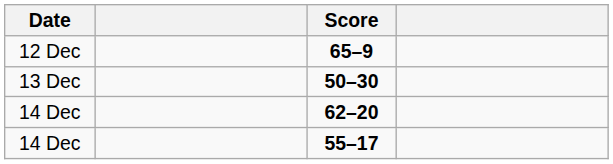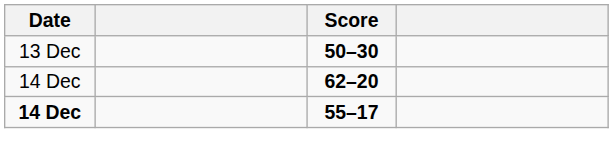- row: (351, 51)
(50, 143) normal -> (50, 113) bold
